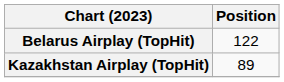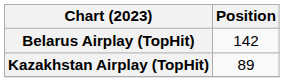(246, 40) 122 -> (246, 40) 142
